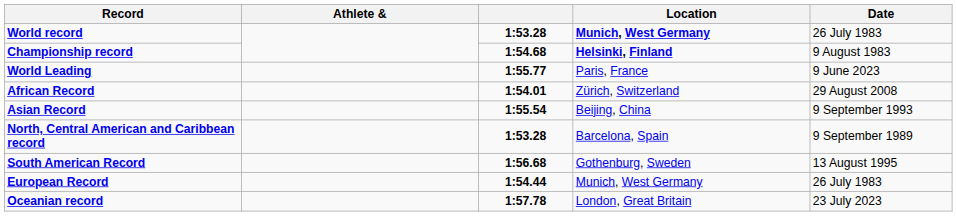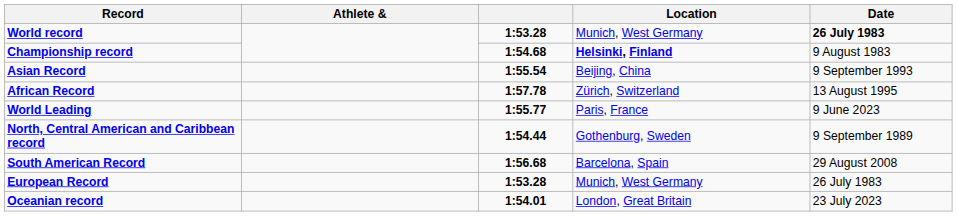(643, 33) bold -> (639, 33) normal
(847, 33) normal -> (849, 33) bold
rows swapped: (49, 71) <-> (46, 110)
(526, 91) 1:54.01 -> (526, 91) 1:57.78
(855, 91) 29 August 2008 -> (855, 91) 13 August 1995
(526, 136) 1:53.28 -> (526, 136) 1:54.44
(622, 136) Barcelona, Spain -> (633, 136) Gothenburg, Sweden
(633, 162) Gothenburg, Sweden -> (622, 162) Barcelona, Spain
(855, 162) 13 August 1995 -> (855, 162) 29 August 2008
(526, 182) 1:54.44 -> (526, 182) 1:53.28
(526, 201) 1:57.78 -> (526, 201) 1:54.01
